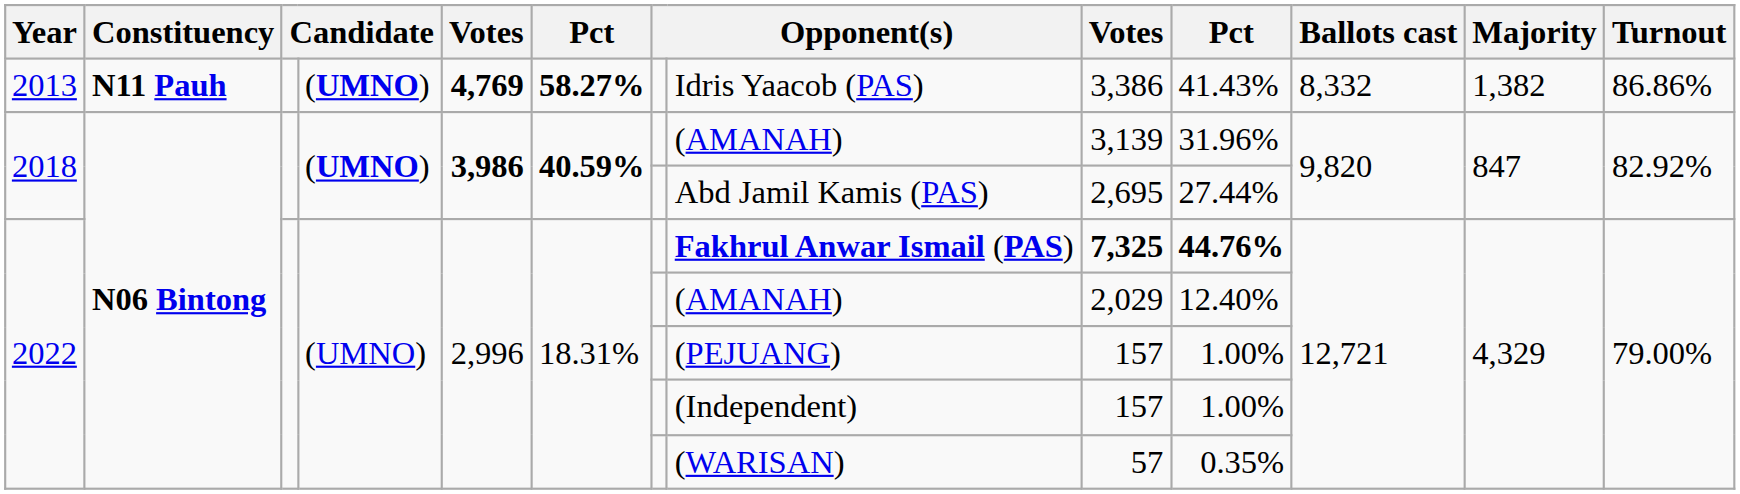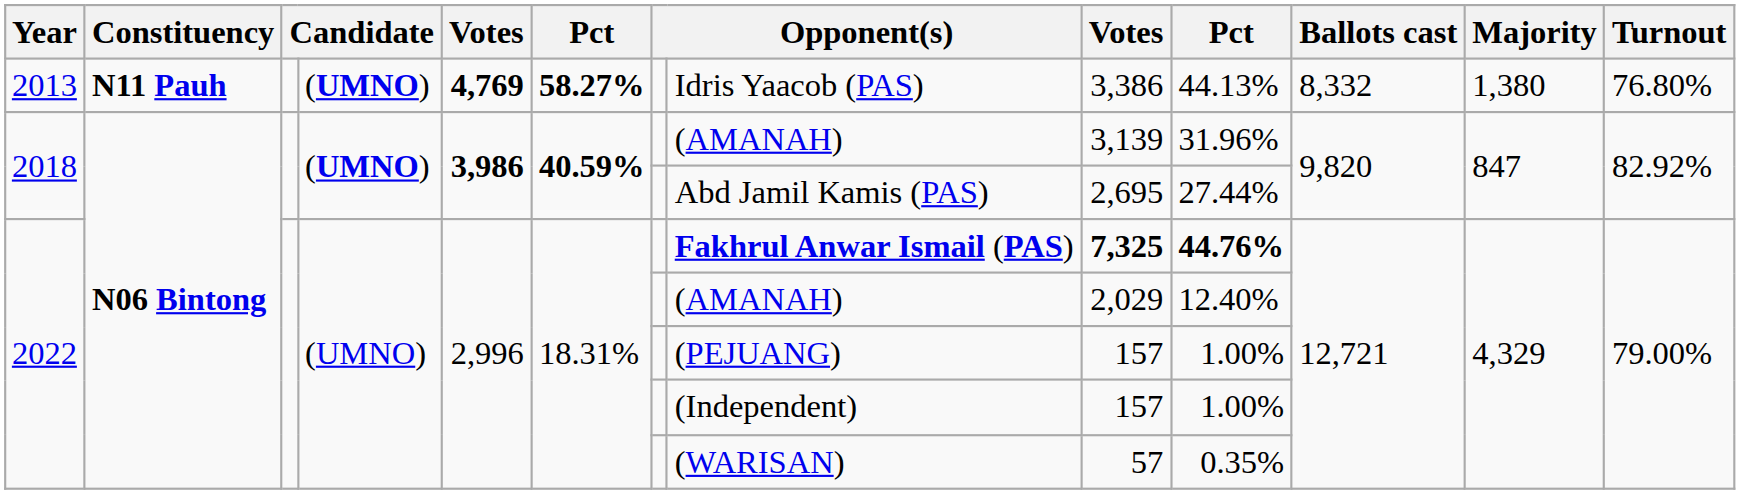(1229, 84) 41.43% -> (1229, 84) 44.13%
(1509, 84) 1,382 -> (1509, 84) 1,380
(1662, 84) 86.86% -> (1662, 84) 76.80%
